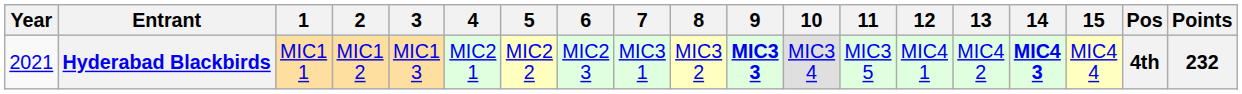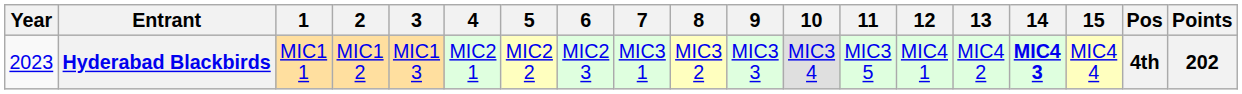(31, 62) 2021 -> (31, 62) 2023
(755, 62) bold -> (755, 62) normal
(1202, 62) 232 -> (1202, 62) 202
